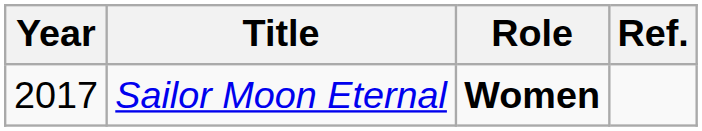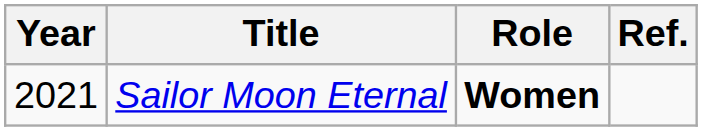(56, 94) 2017 -> (56, 94) 2021
